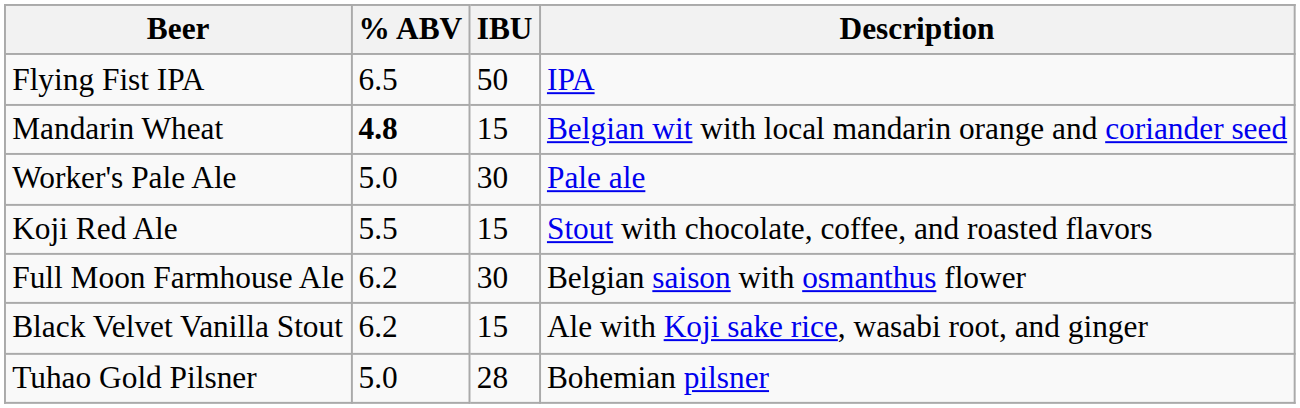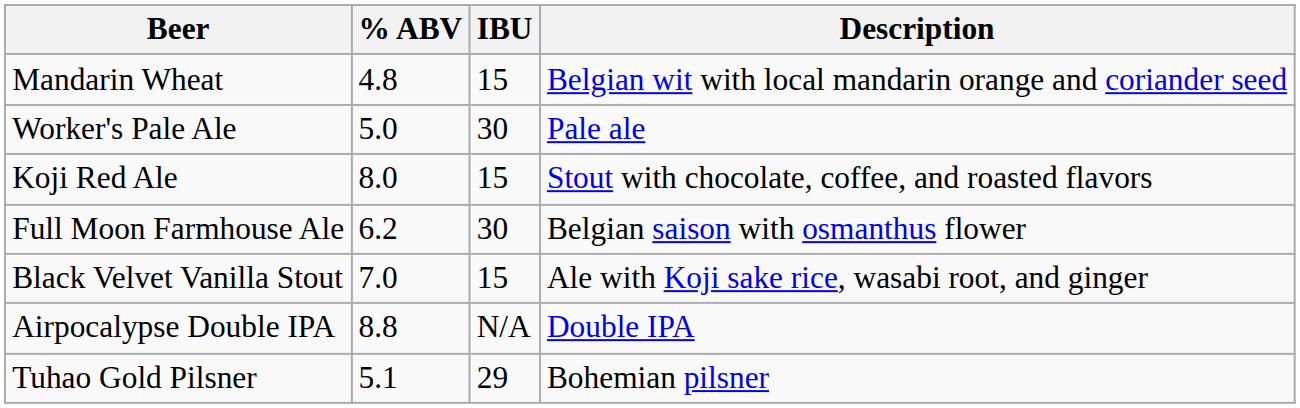- row: (108, 79)
(378, 128) bold -> (378, 79) normal
(378, 228) 5.5 -> (378, 178) 8.0
(378, 327) 6.2 -> (378, 278) 7.0
+ row: (174, 327)
(378, 377) 5.0 -> (378, 377) 5.1
(492, 377) 28 -> (492, 377) 29
